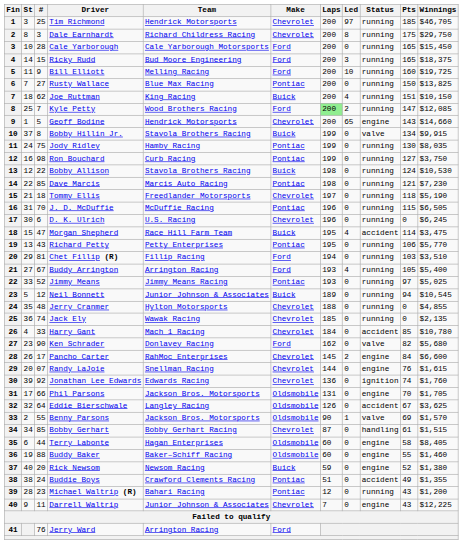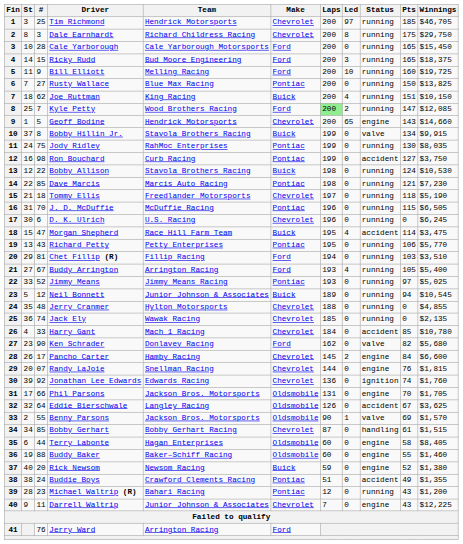(172, 147) Hamby Racing -> (186, 147) RahMoc Enterprises
(378, 159) running -> (380, 159) accident
(186, 357) RahMoc Enterprises -> (172, 357) Hamby Racing
(433, 369) $1,615 -> (433, 369) $1,815
